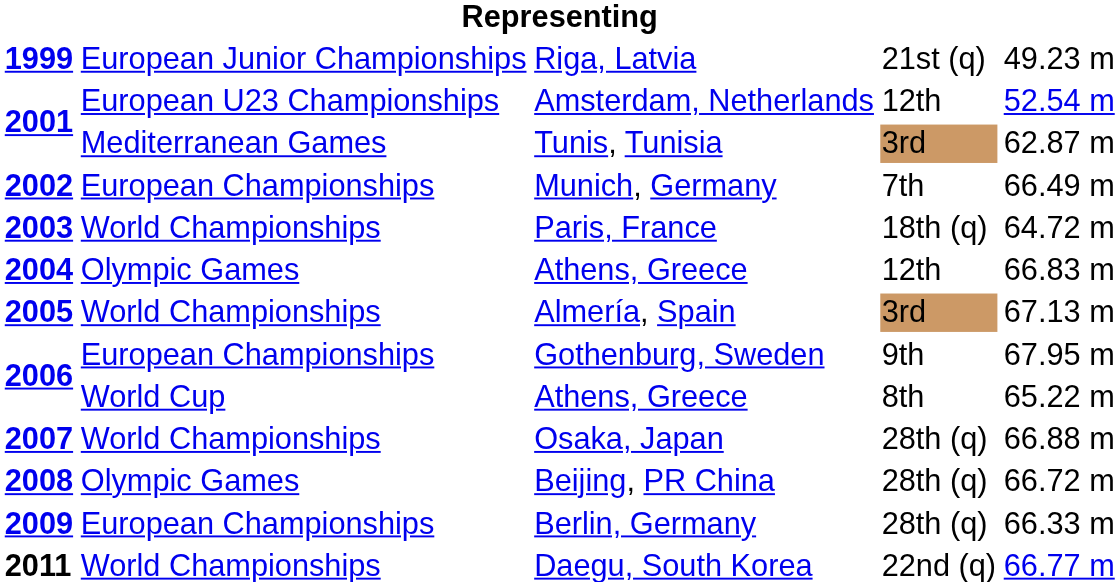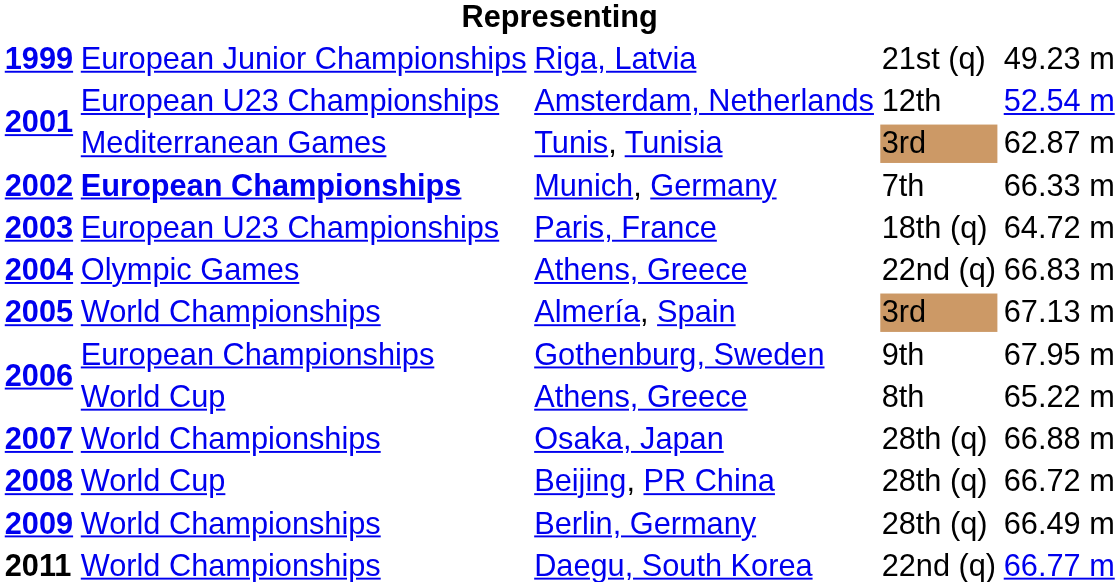(258, 185) normal -> (271, 185) bold
(1059, 185) 66.49 m -> (1059, 185) 66.33 m
(231, 227) World Championships -> (290, 227) European U23 Championships
(912, 270) 12th -> (939, 270) 22nd (q)
(190, 481) Olympic Games -> (153, 481) World Cup
(258, 523) European Championships -> (231, 523) World Championships
(1059, 523) 66.33 m -> (1059, 523) 66.49 m
